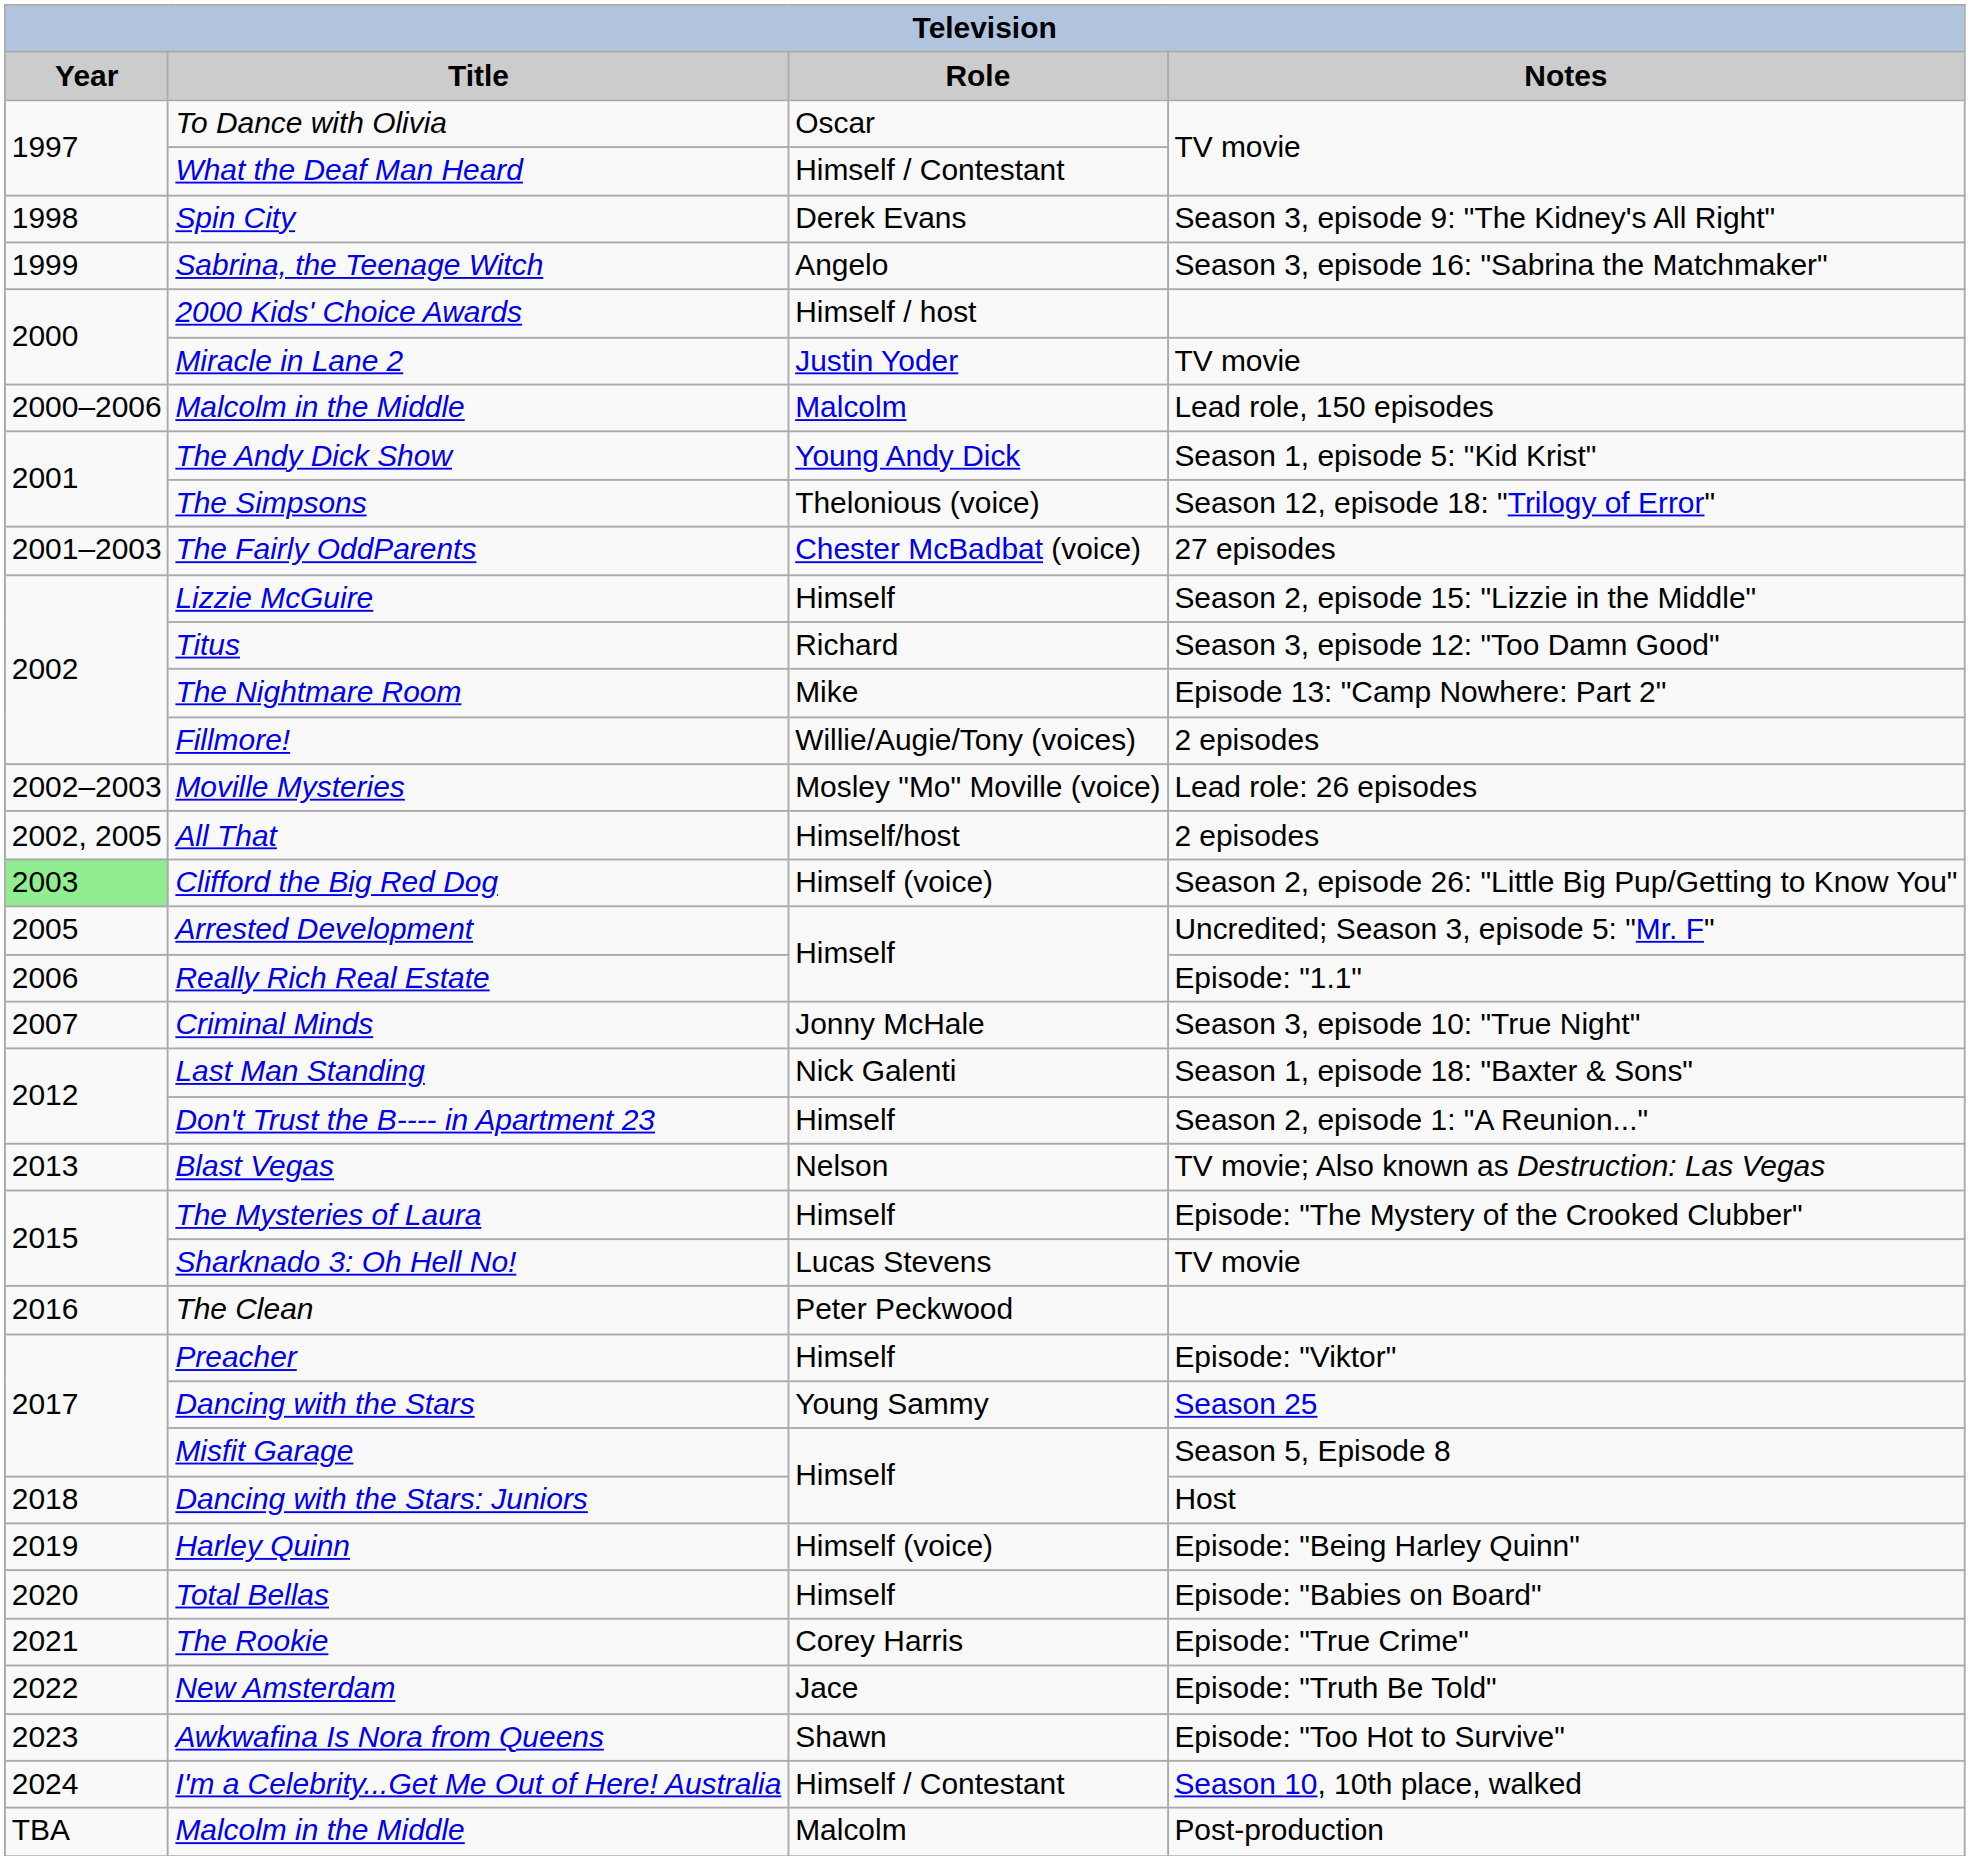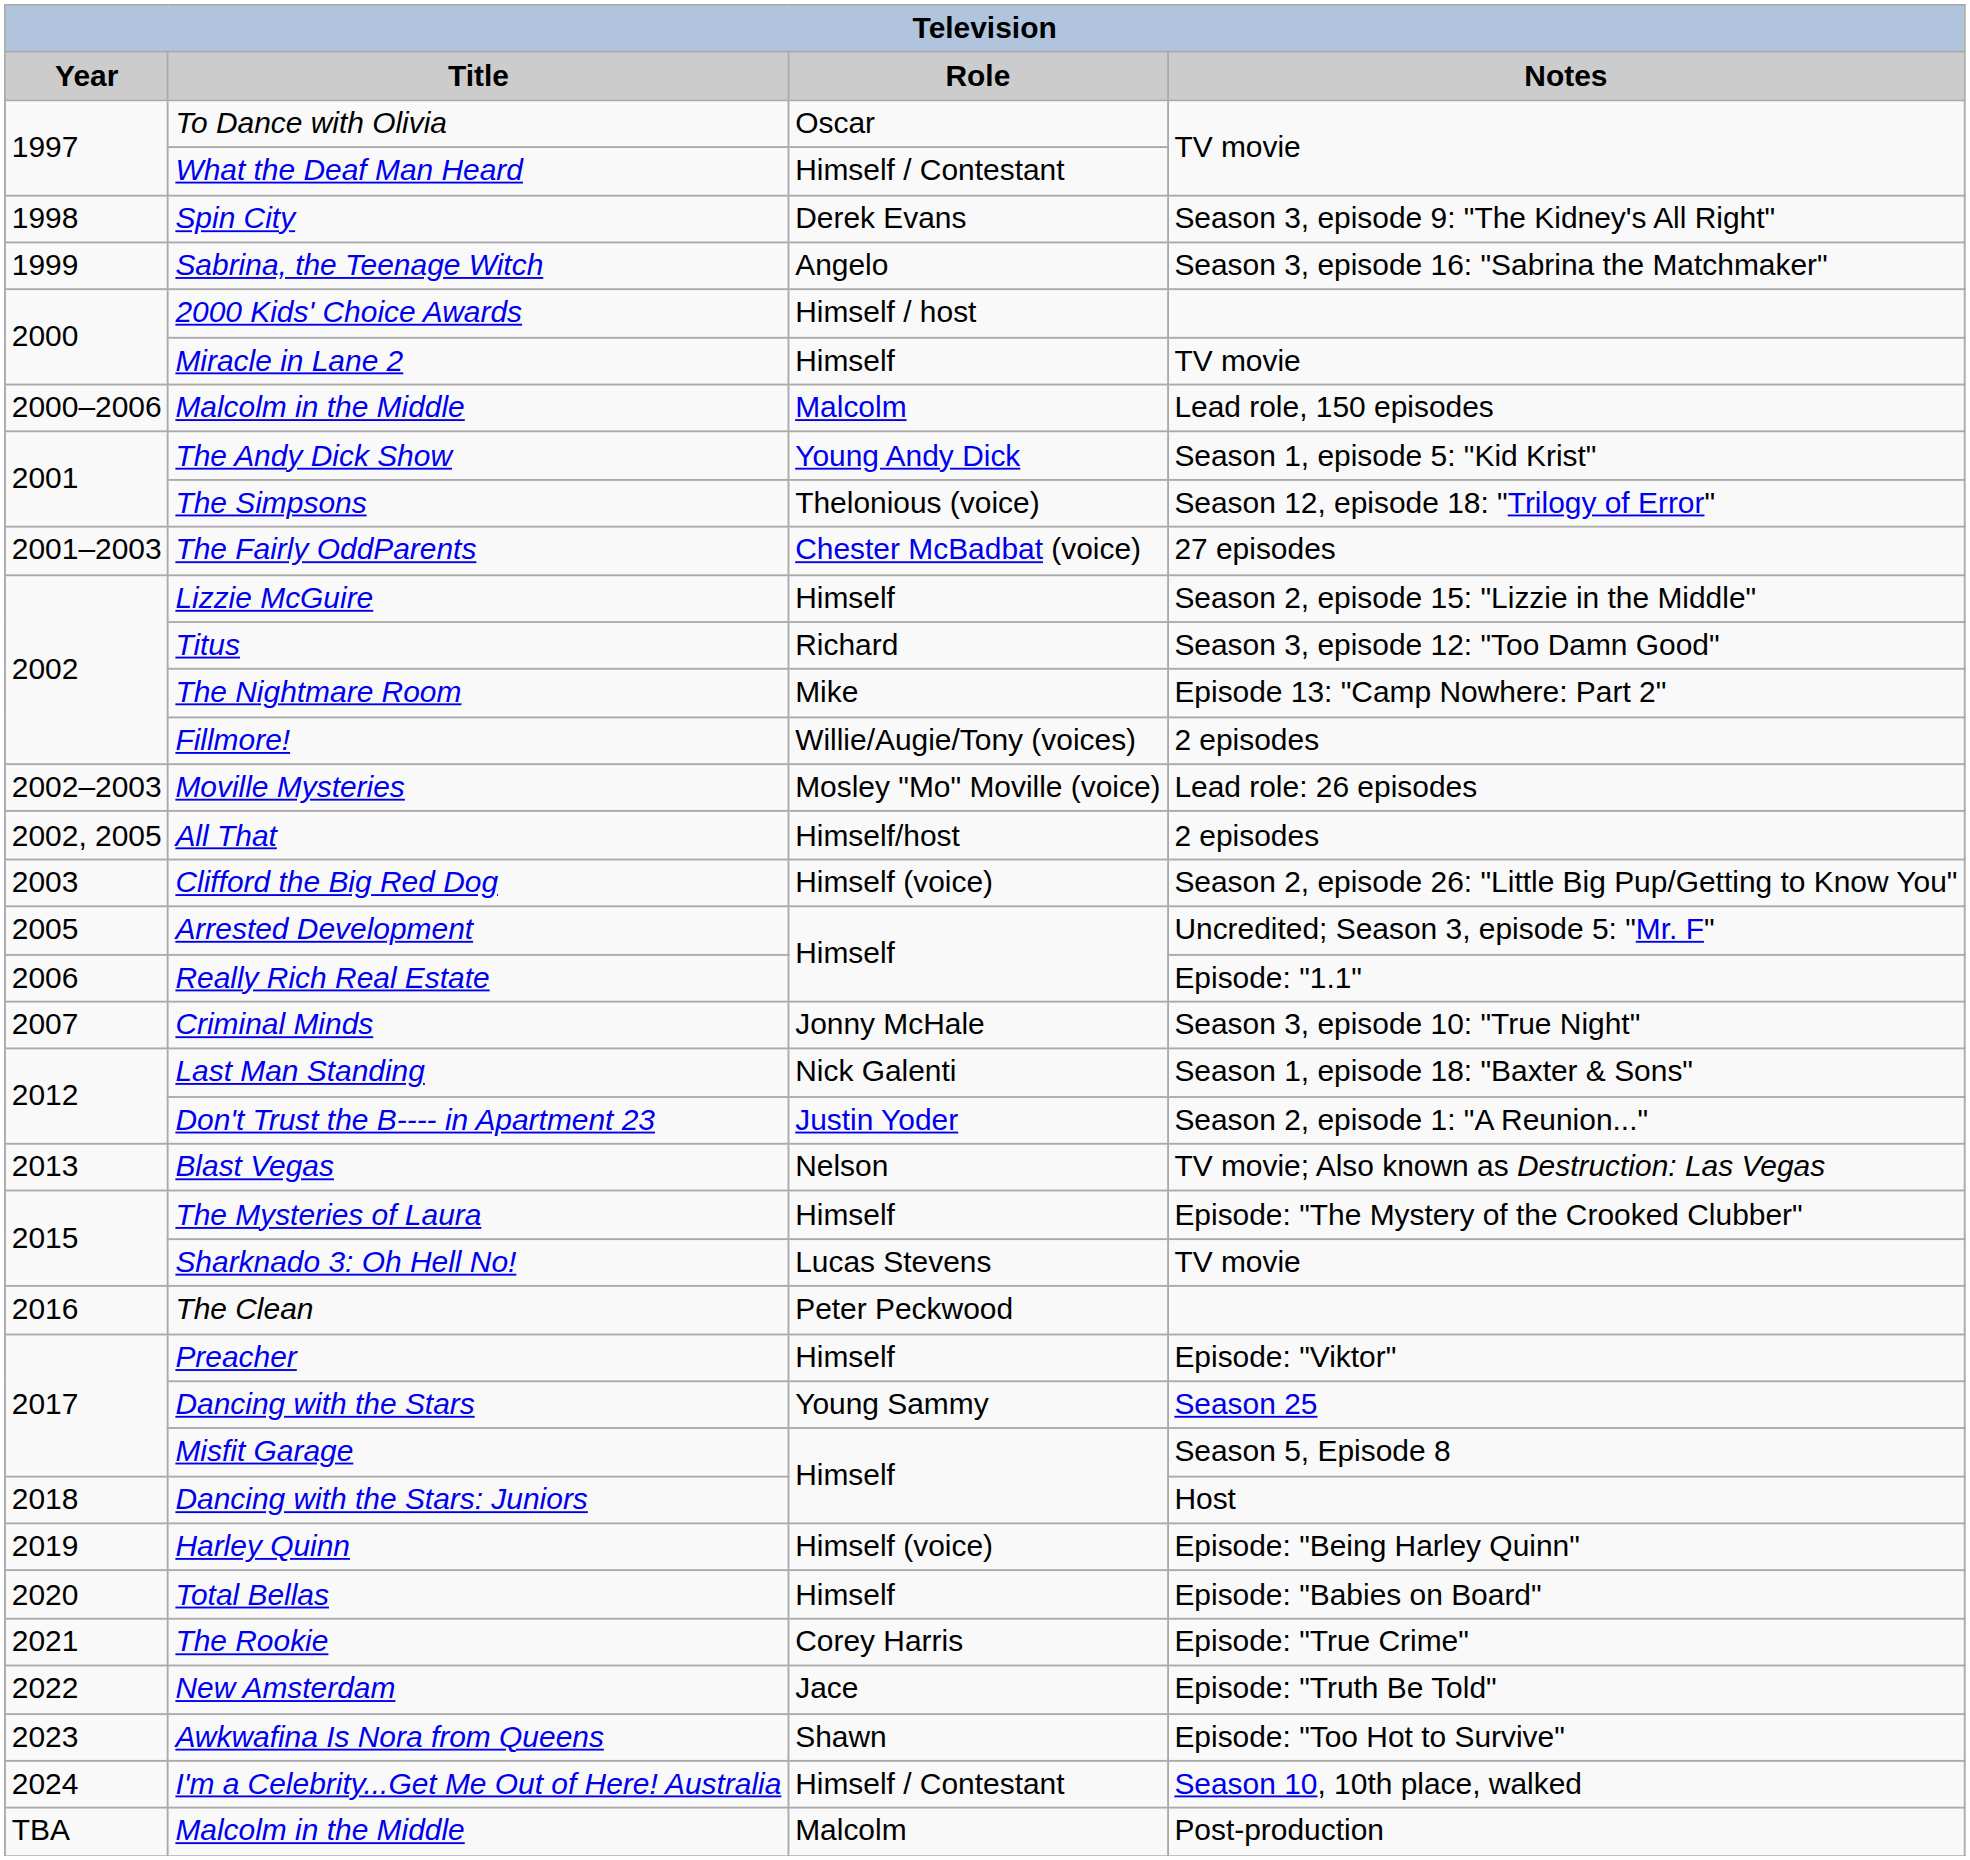(877, 360) Justin Yoder -> (845, 360) Himself
(45, 882) lightgreen background -> (45, 882) no background
(845, 1119) Himself -> (877, 1119) Justin Yoder
